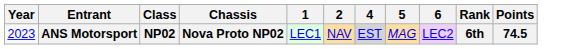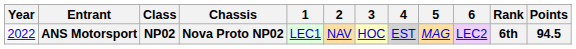+ column: (372, 14)
(21, 34) 2023 -> (21, 34) 2022
(515, 34) 74.5 -> (549, 34) 94.5
